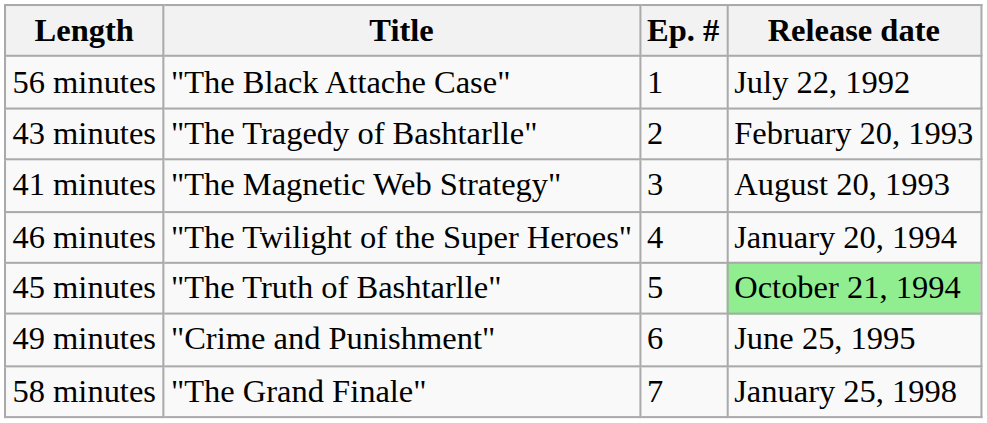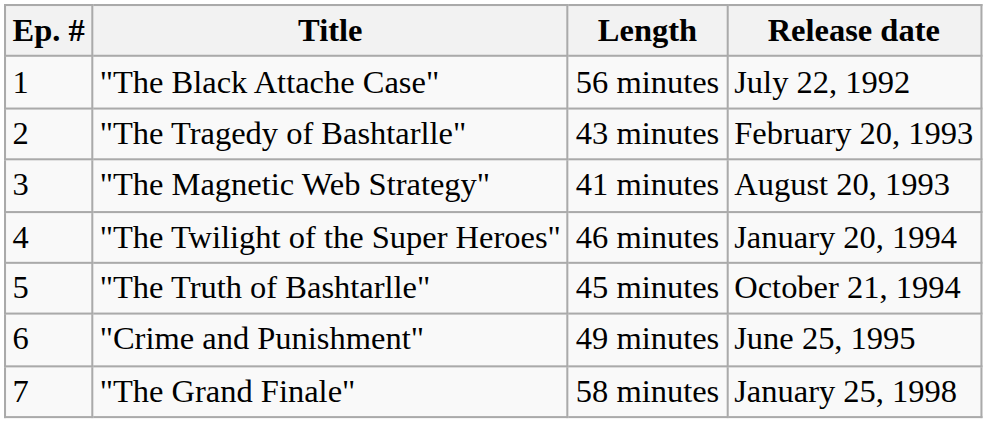columns swapped: (683, 30) <-> (84, 30)
(847, 287) lightgreen background -> (847, 287) no background
